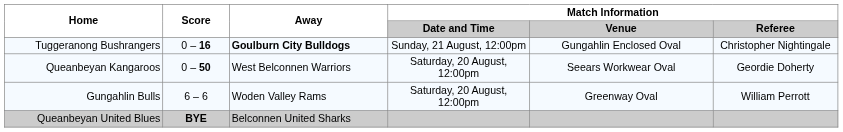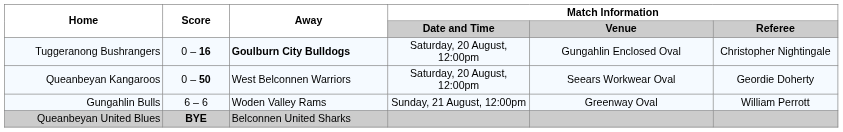(459, 45) Sunday, 21 August, 12:00pm -> (459, 51) Saturday, 20 August, 12:00pm
(459, 96) Saturday, 20 August, 12:00pm -> (459, 102) Sunday, 21 August, 12:00pm
